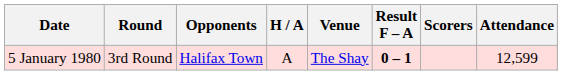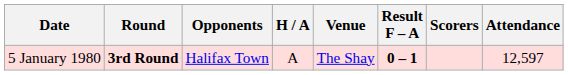(140, 57) normal -> (143, 57) bold
(517, 57) 12,599 -> (523, 57) 12,597
